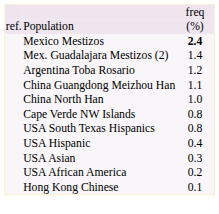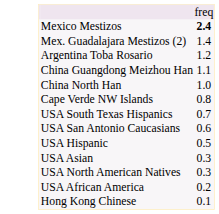- row: (48, 26)
(195, 128) 0.8 -> (204, 114) 0.7
+ row: (110, 128)
(195, 143) 0.4 -> (204, 143) 0.5
+ row: (111, 172)
